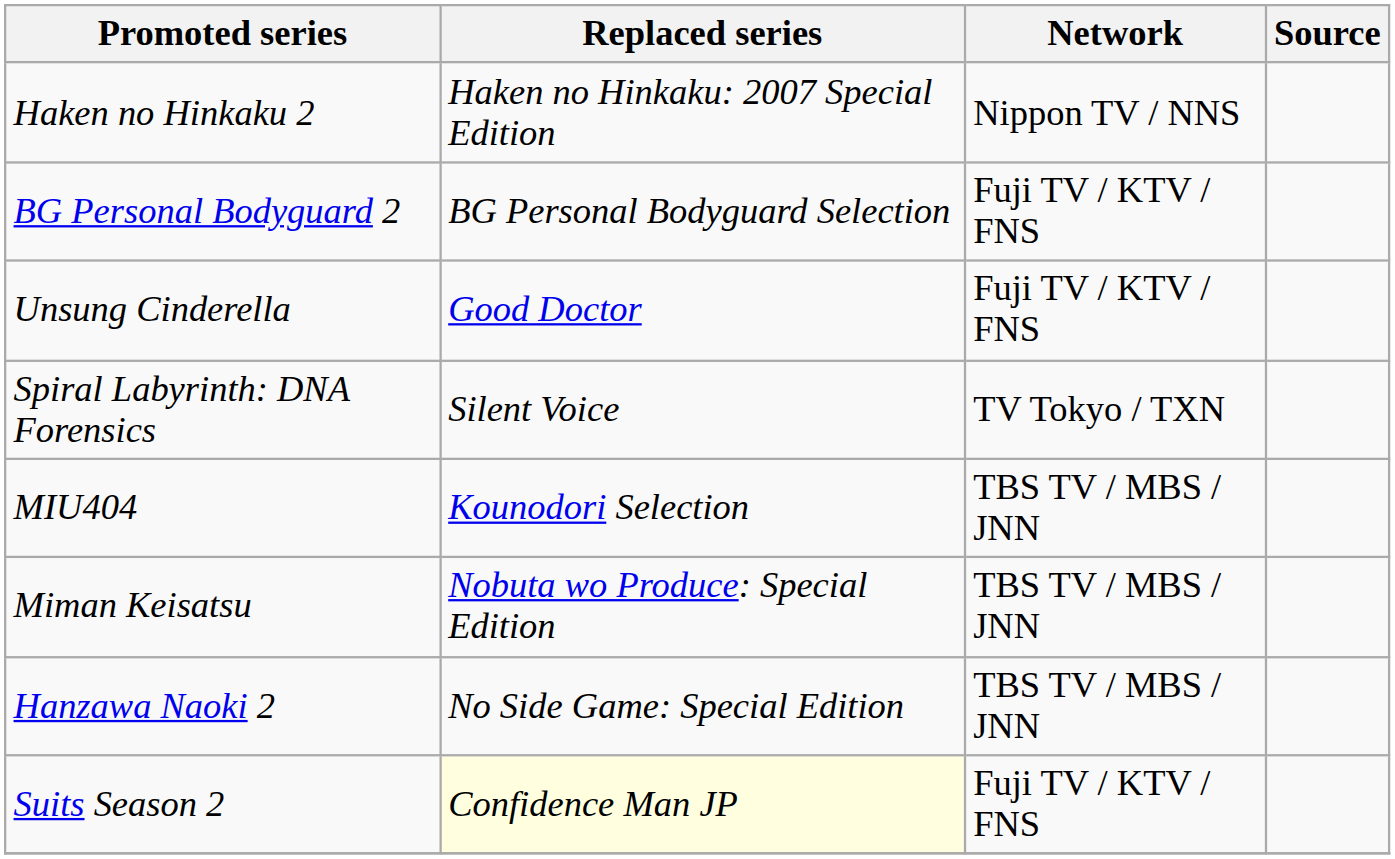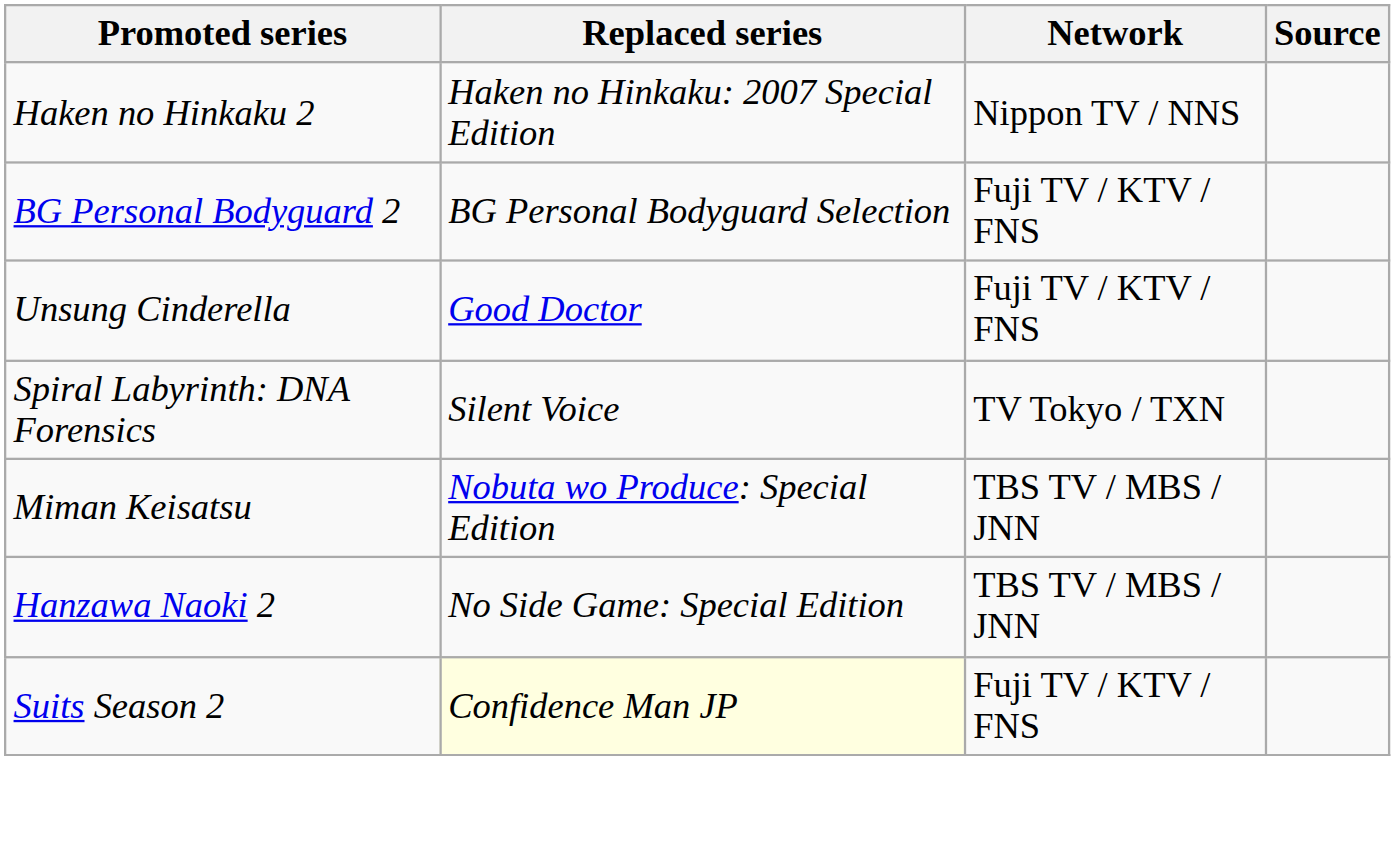- row: (75, 507)
